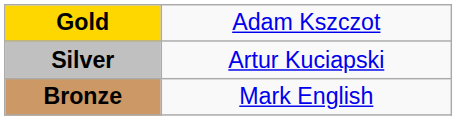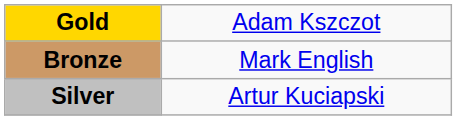rows swapped: (83, 59) <-> (83, 96)
